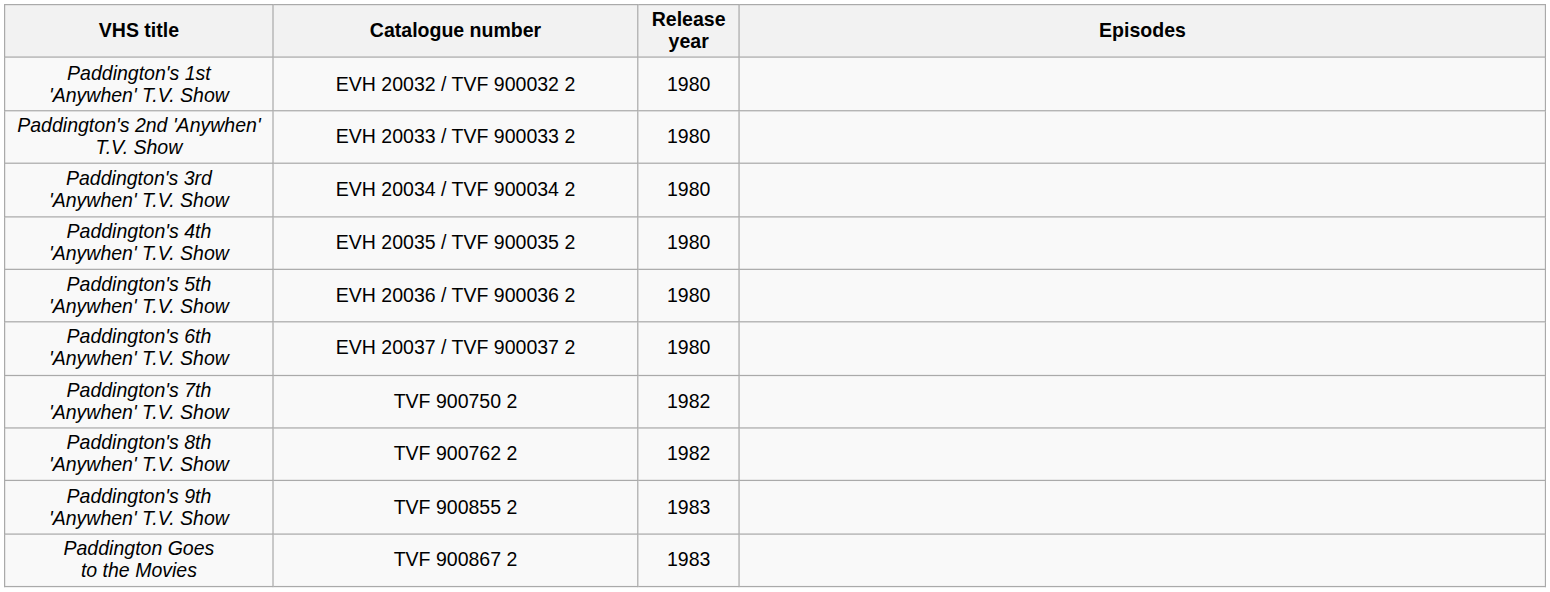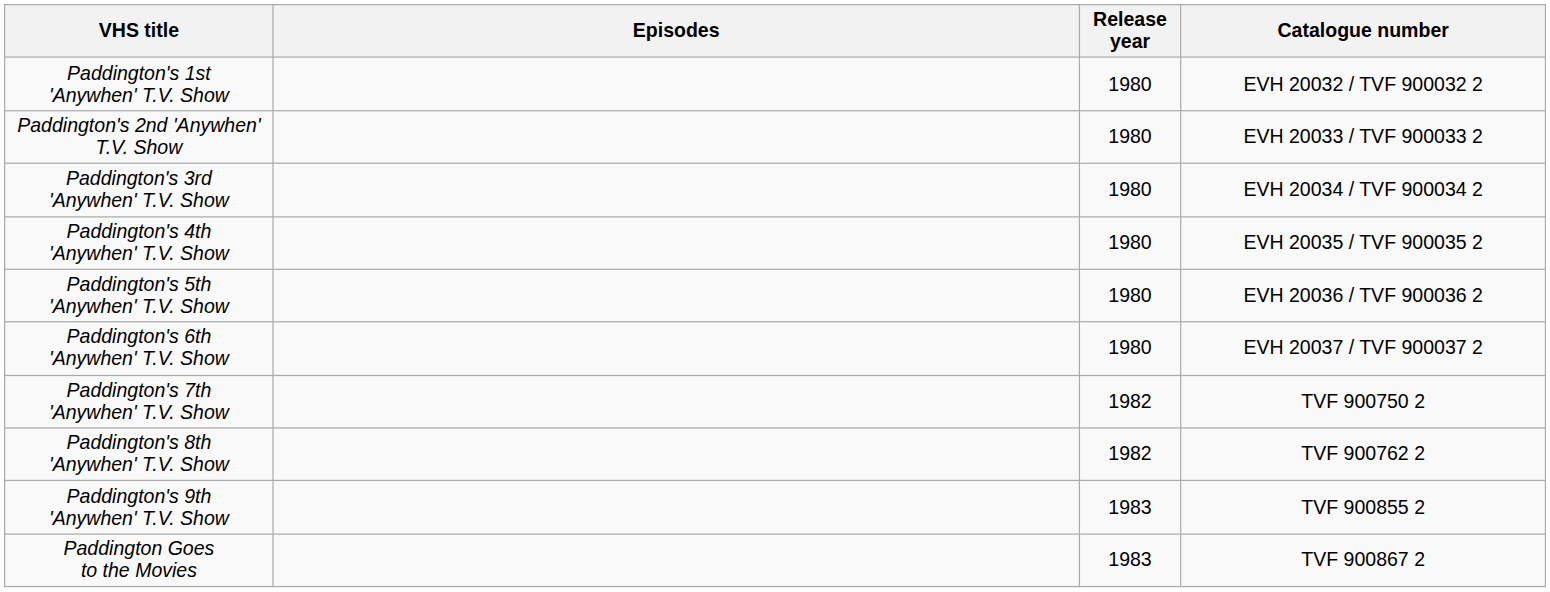columns swapped: (456, 30) <-> (1142, 30)
